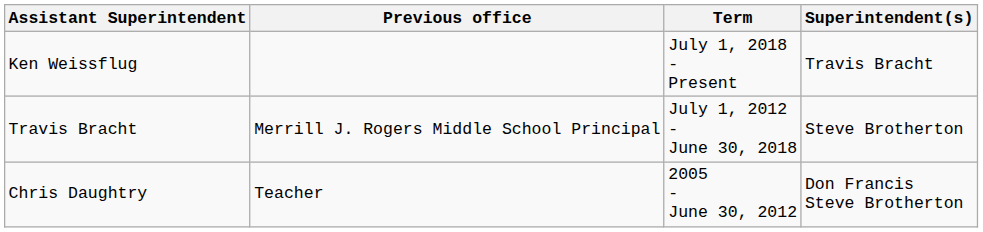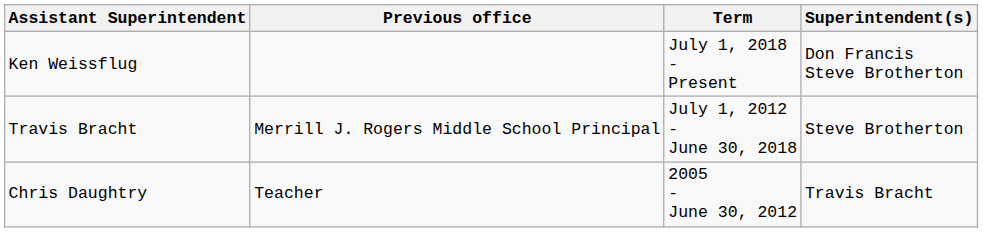(869, 64) Travis Bracht -> (884, 64) Don Francis Steve Brotherton
(884, 194) Don Francis Steve Brotherton -> (869, 194) Travis Bracht
